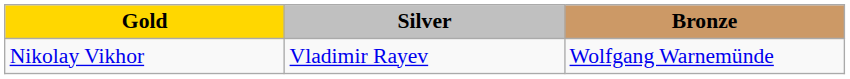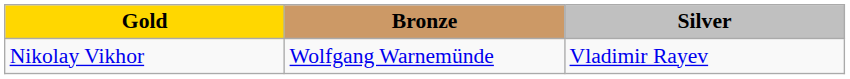columns swapped: (425, 21) <-> (705, 21)
